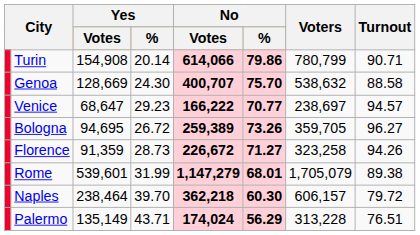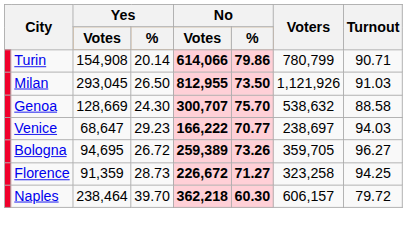+ row: (31, 83)
(208, 83) 400,707 -> (202, 106) 300,707
(385, 106) 94.57 -> (373, 128) 94.03
(385, 151) 94.26 -> (373, 173) 94.25
- row: (33, 173)
- row: (41, 219)
